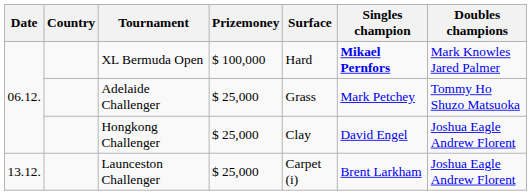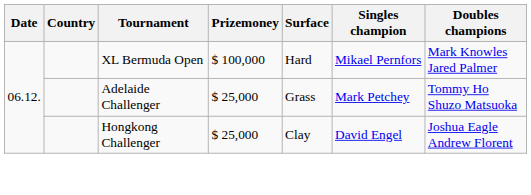(365, 59) bold -> (378, 59) normal
- row: (132, 171)
